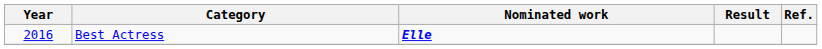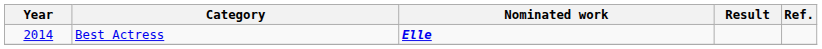(38, 35) 2016 -> (38, 35) 2014
